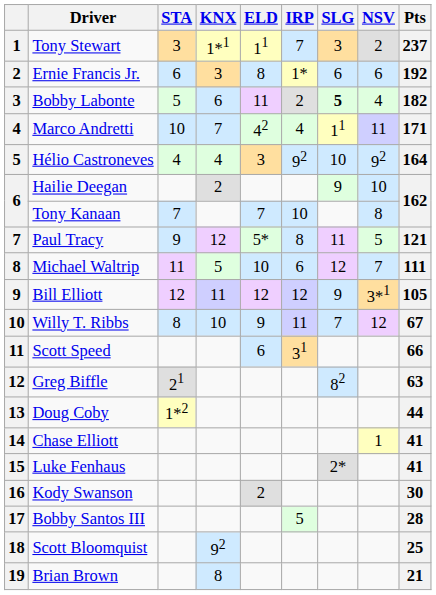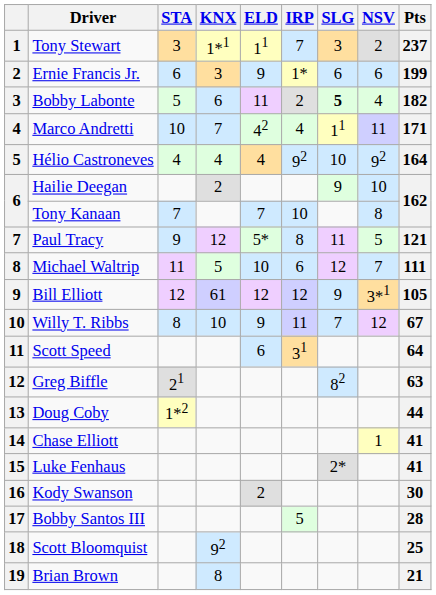(261, 74) 8 -> (261, 74) 9
(415, 74) 192 -> (415, 74) 199
(261, 159) 3 -> (261, 159) 4
(218, 294) 11 -> (218, 294) 61
(415, 351) 66 -> (415, 351) 64
